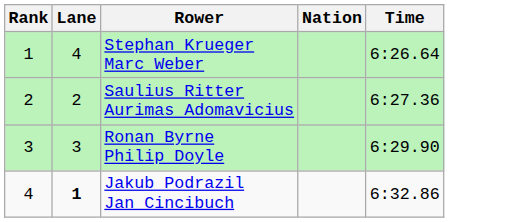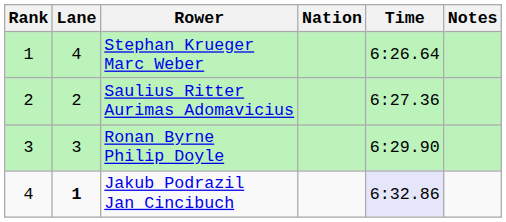+ column: (473, 18)
(405, 194) no background -> (405, 194) lavender background
